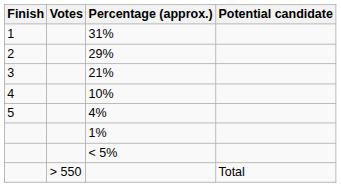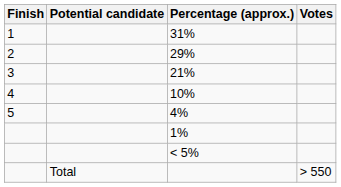columns swapped: (276, 14) <-> (66, 14)
